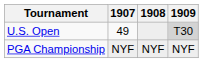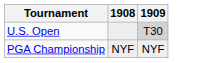- column: (123, 13)
